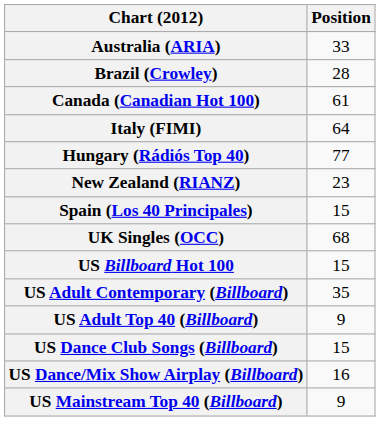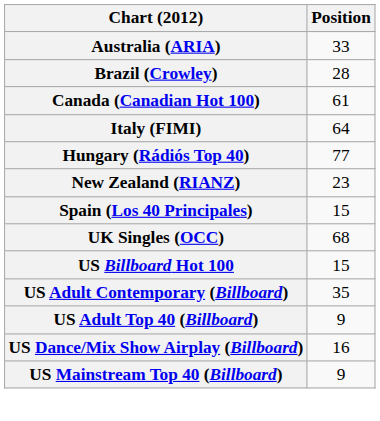- row: (156, 347)
